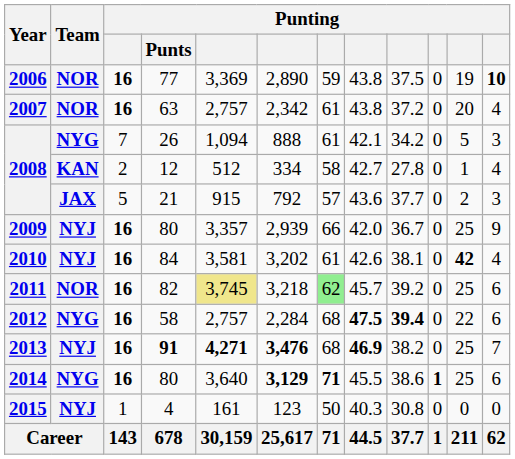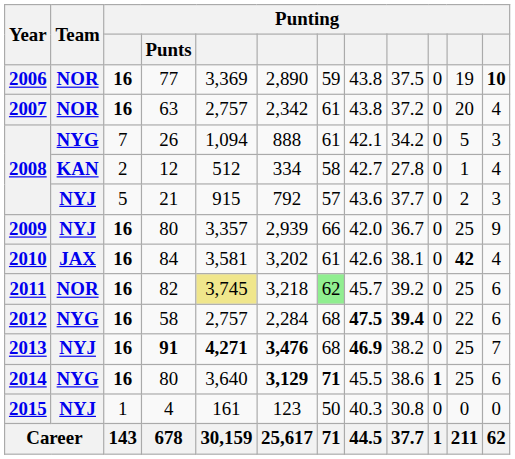(78, 199) JAX -> (78, 199) NYJ
(78, 259) NYJ -> (78, 259) JAX
